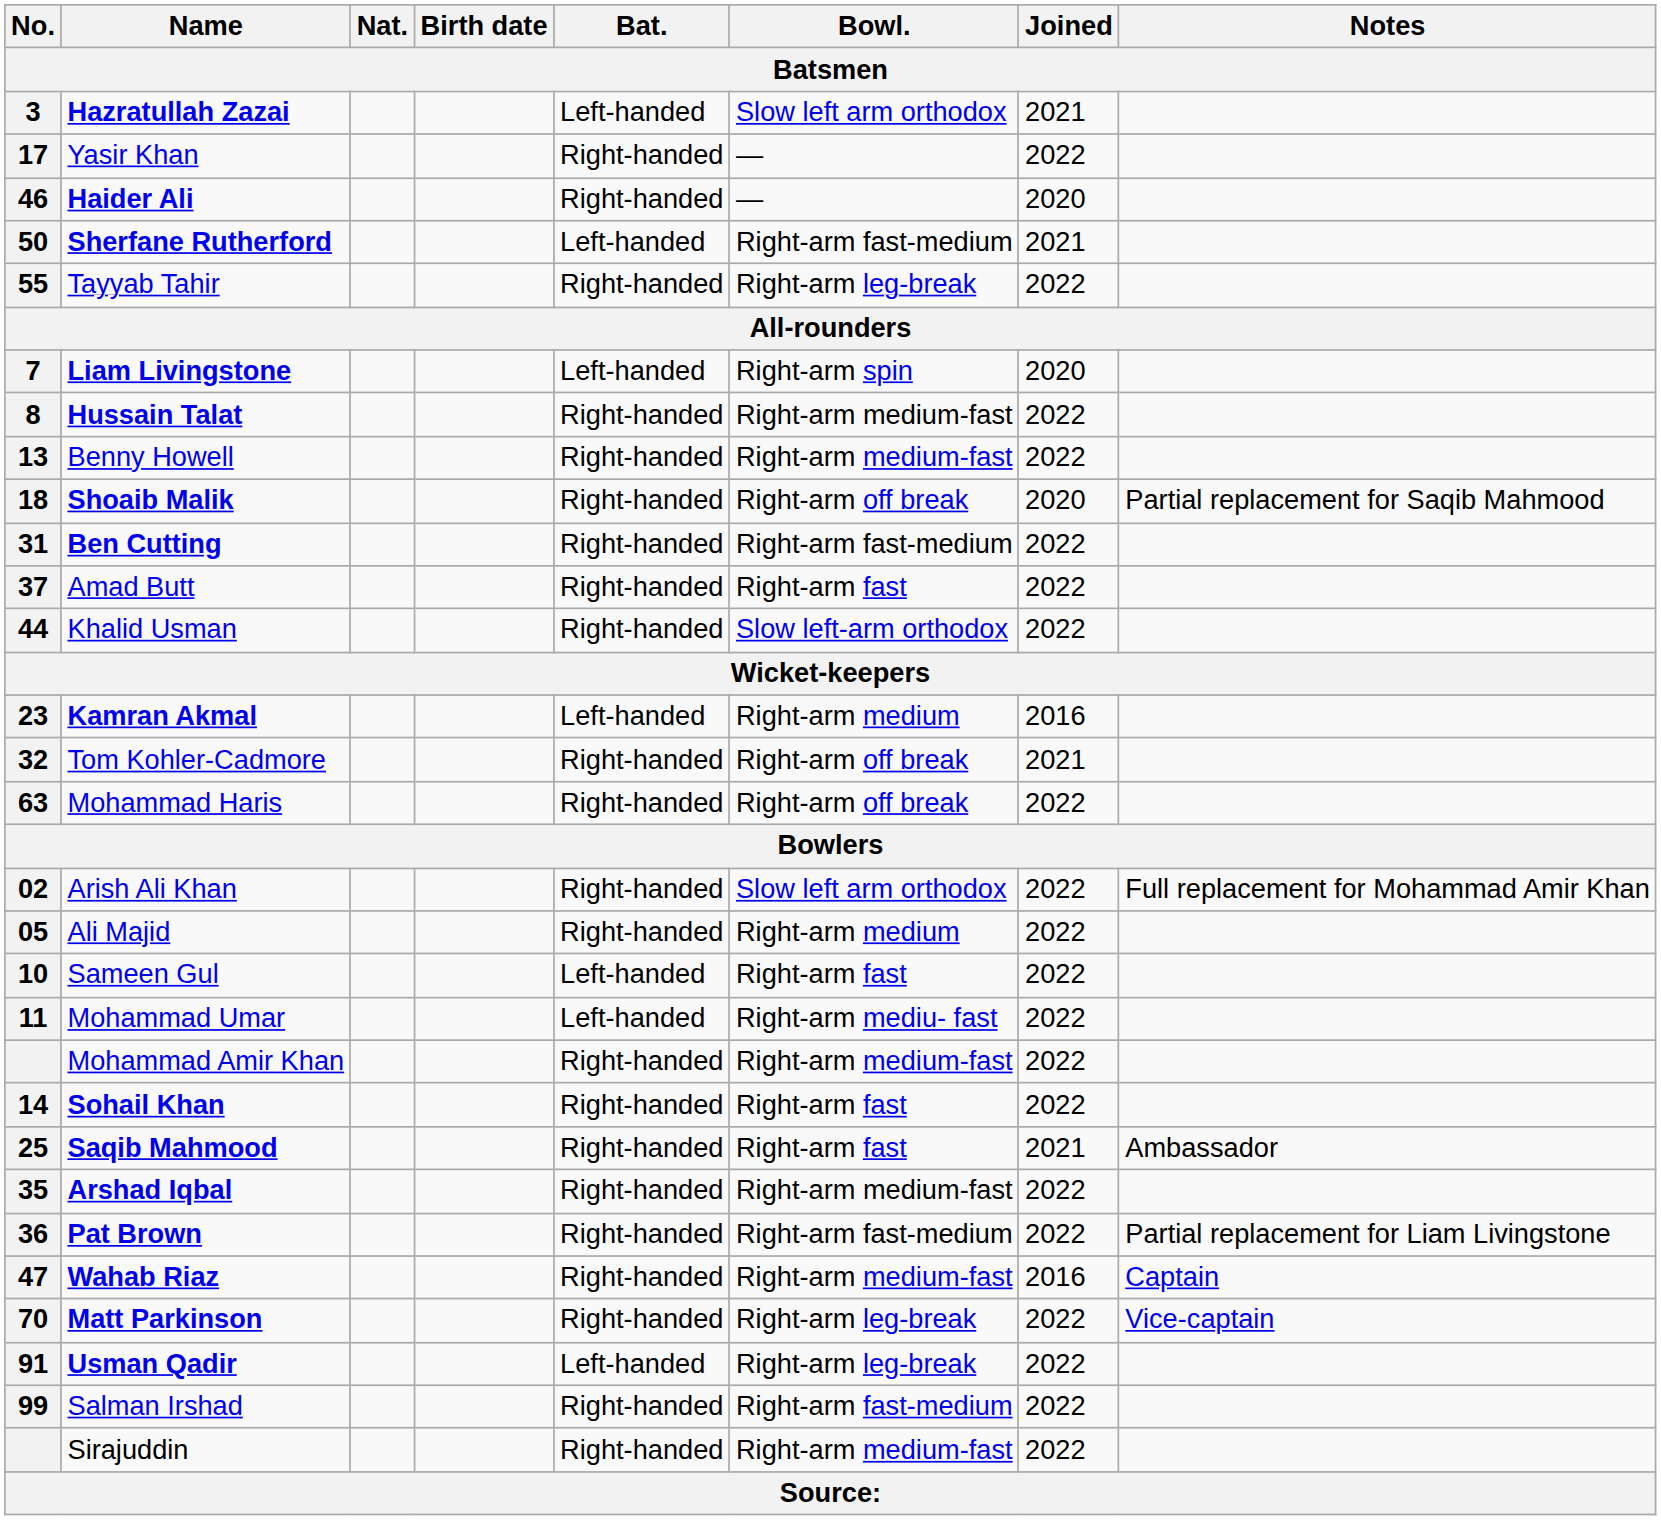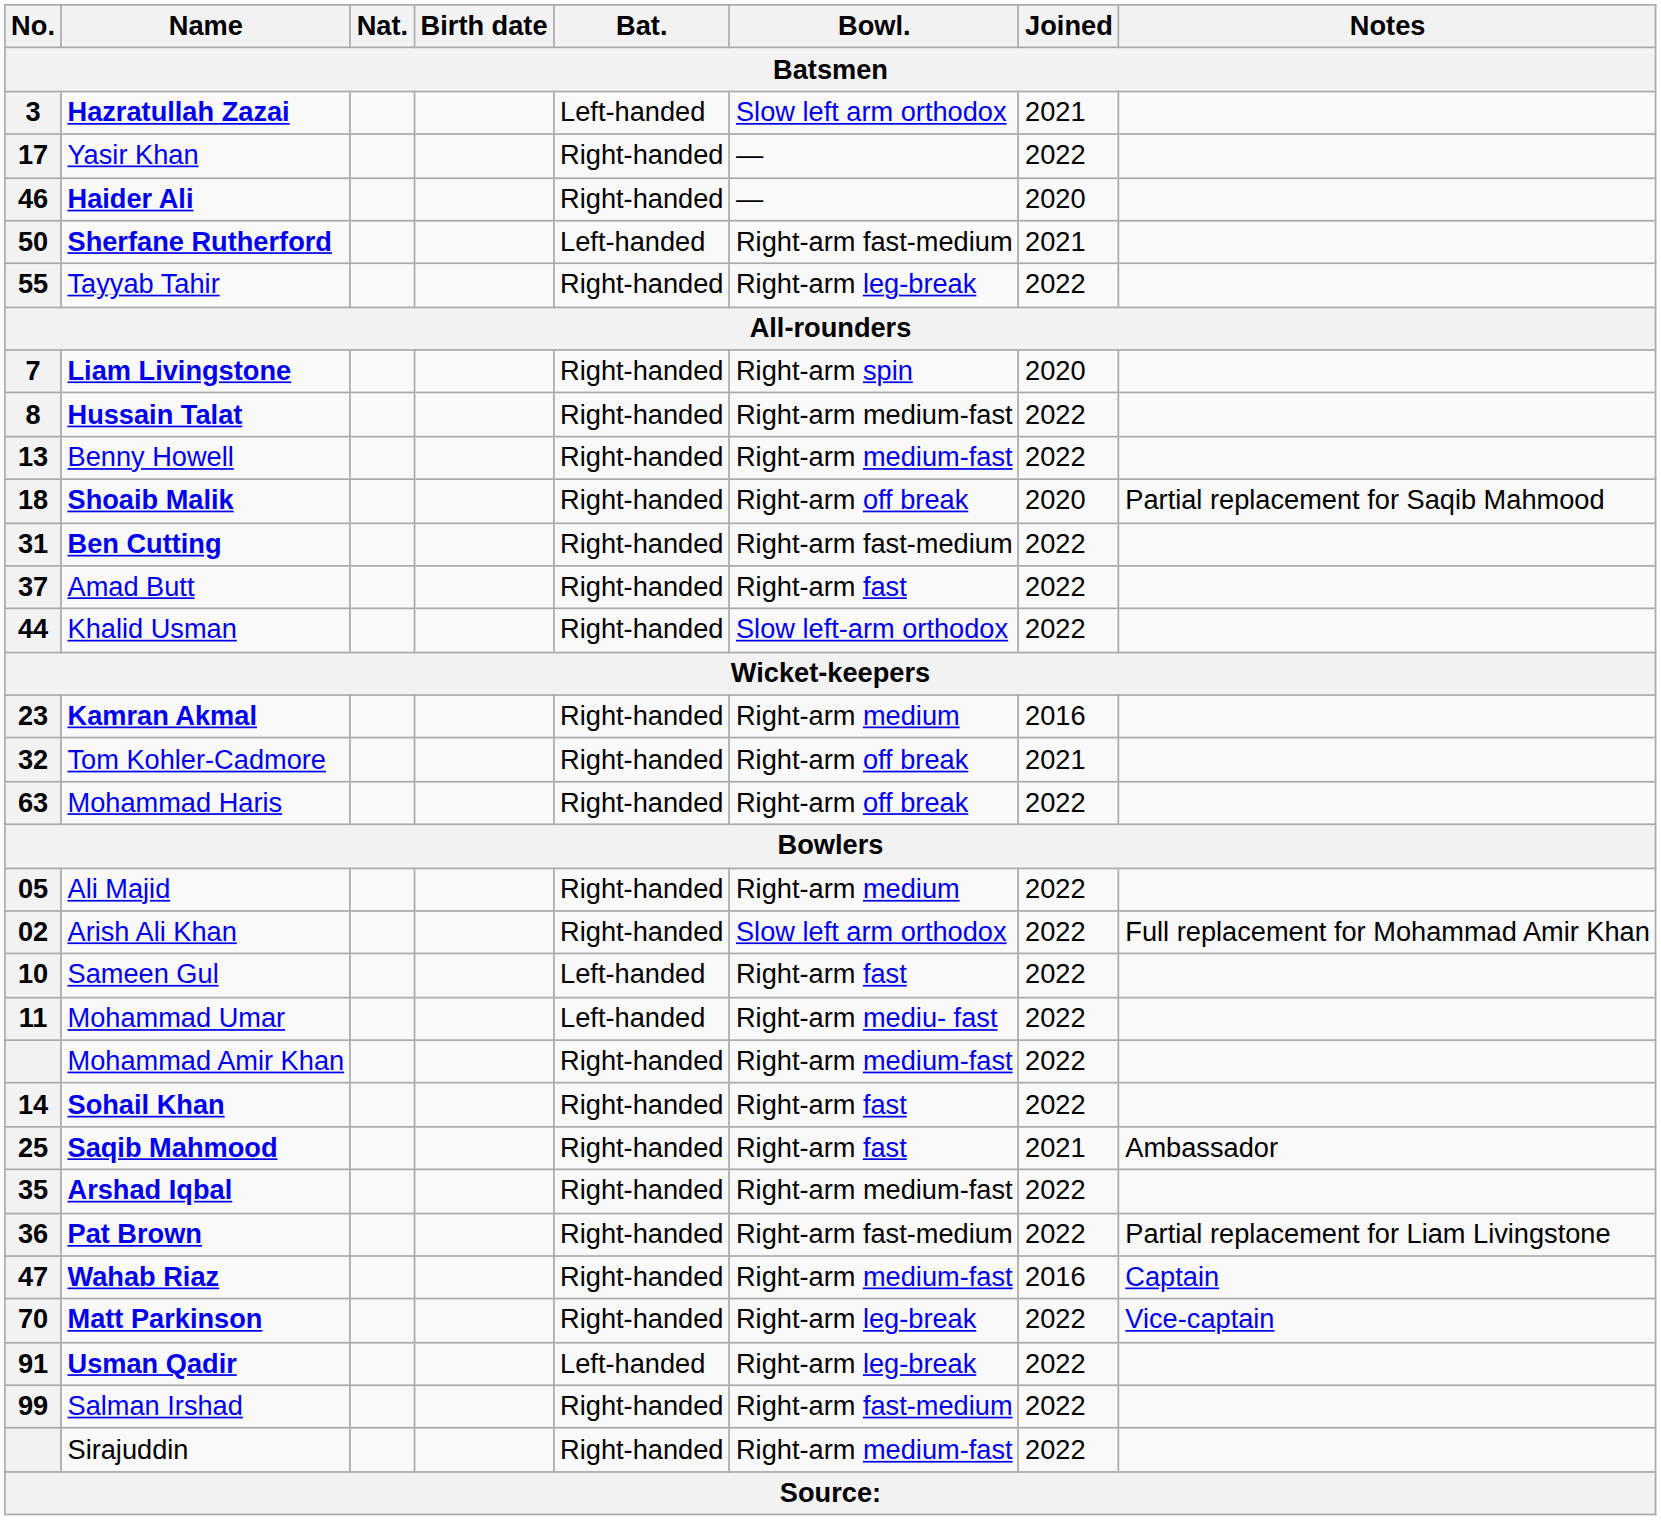(633, 371) Left-handed -> (642, 371) Right-handed
(633, 716) Left-handed -> (642, 716) Right-handed
rows swapped: (152, 888) <-> (119, 931)
